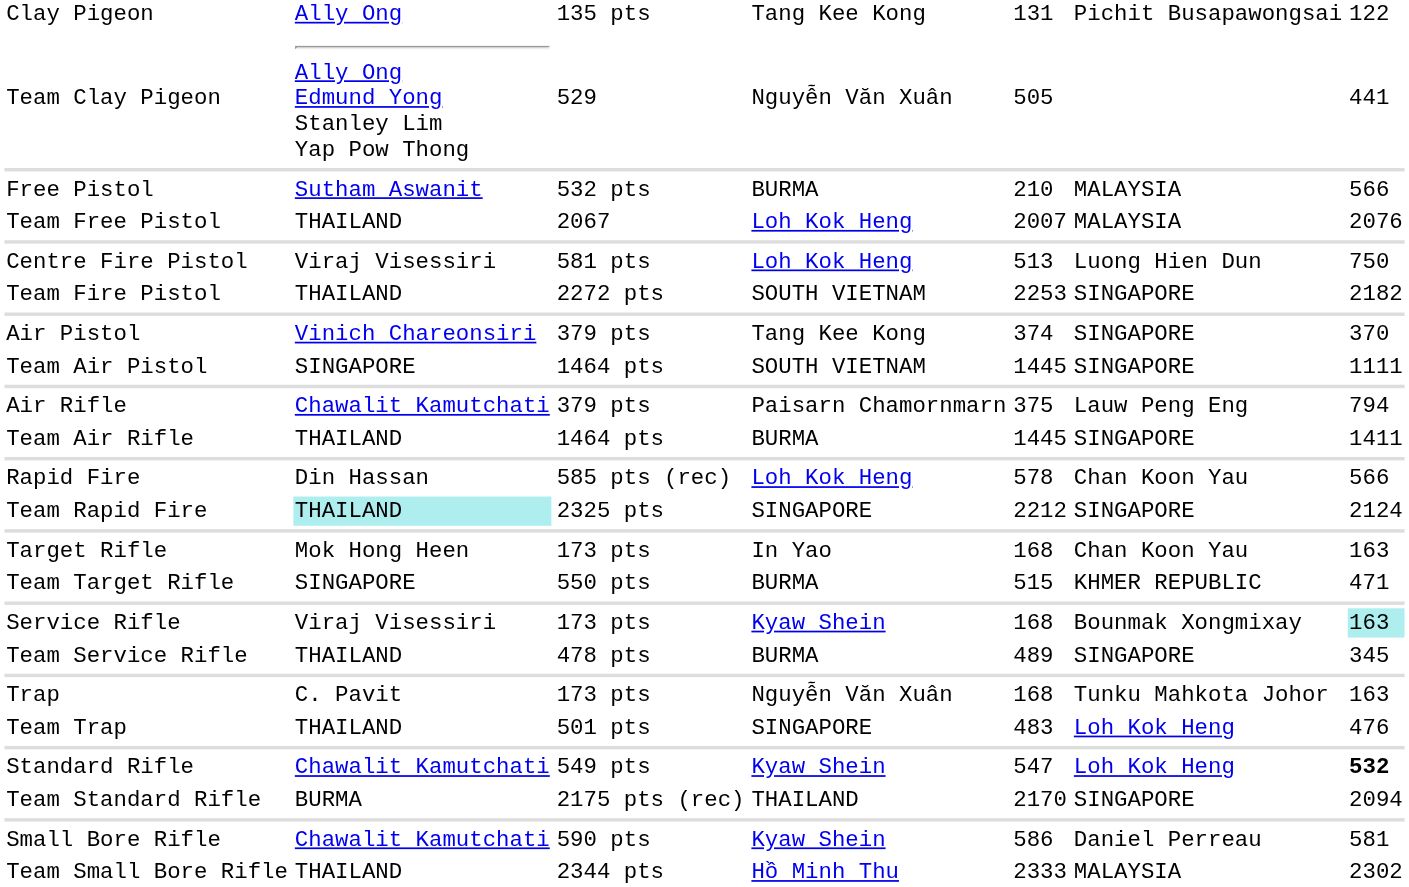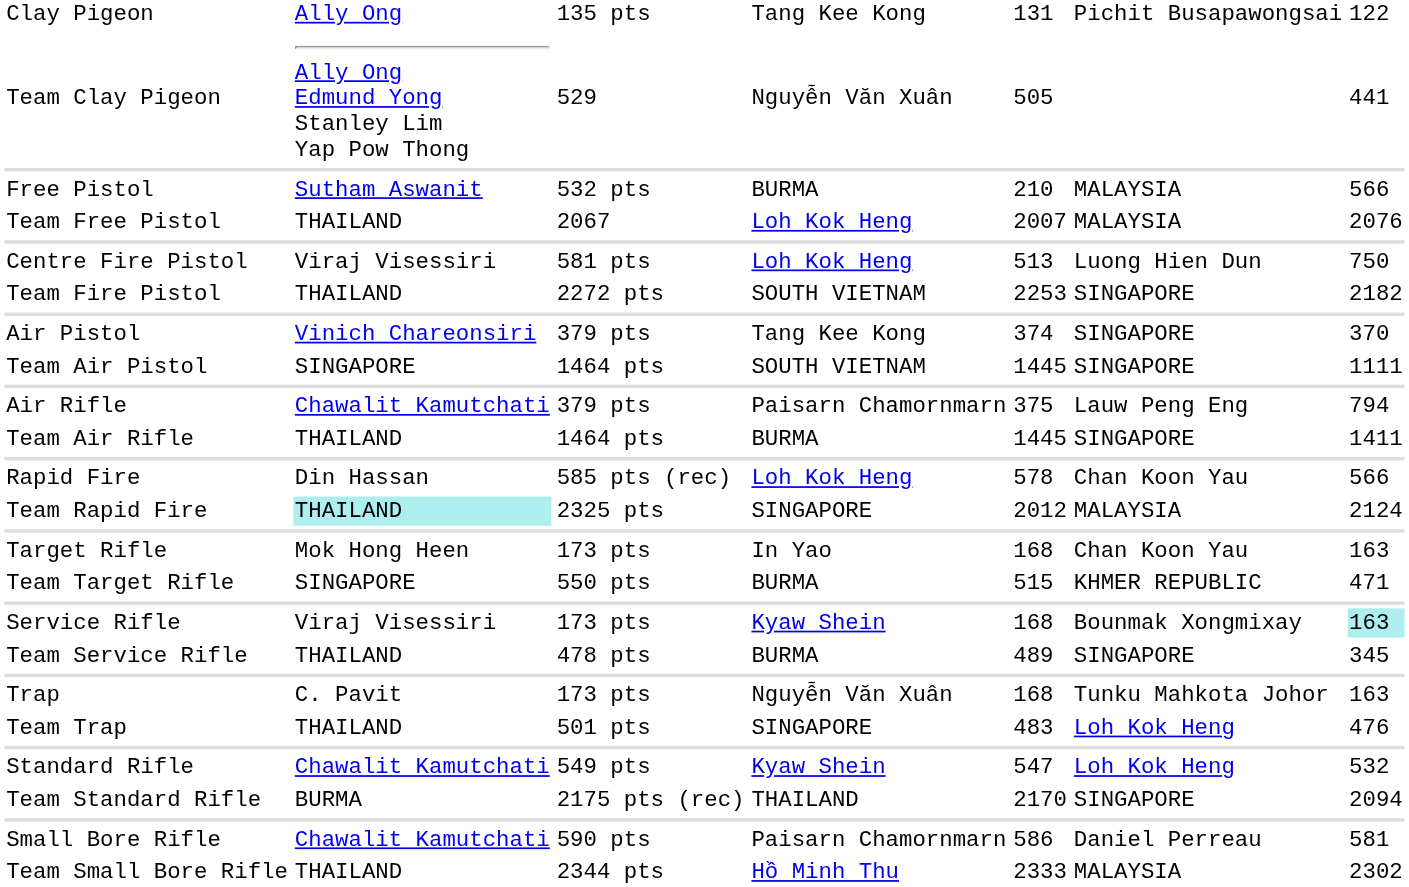(1040, 511) 2212 -> (1040, 511) 2012
(1134, 511) SINGAPORE -> (1128, 511) MALAYSIA
(1369, 767) bold -> (1369, 767) normal
(818, 840) Kyaw Shein -> (879, 840) Paisarn Chamornmarn
